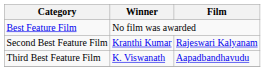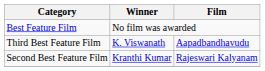rows swapped: (57, 43) <-> (54, 58)
